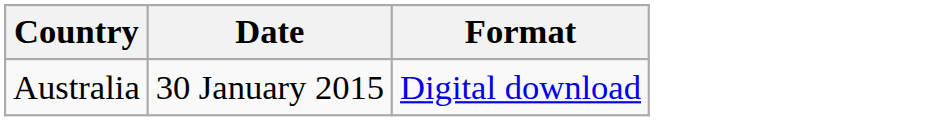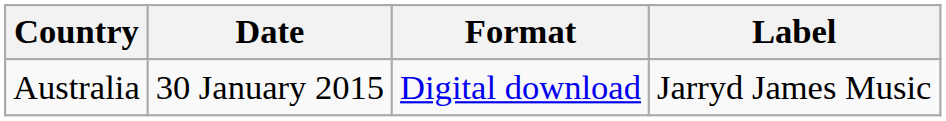+ column: (794, 31)
